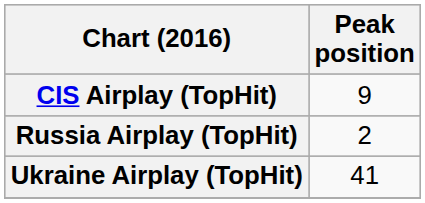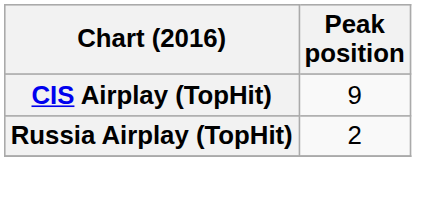- row: (157, 176)
